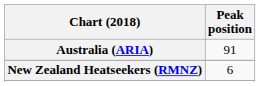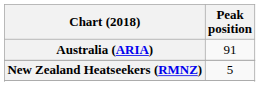(230, 70) 6 -> (230, 70) 5
